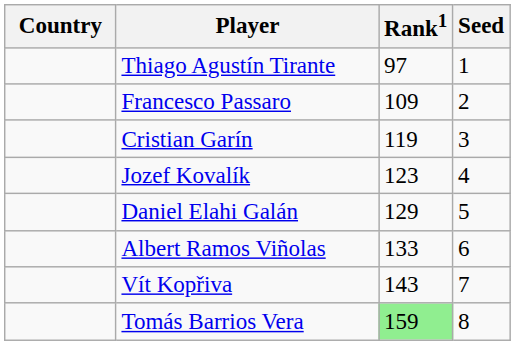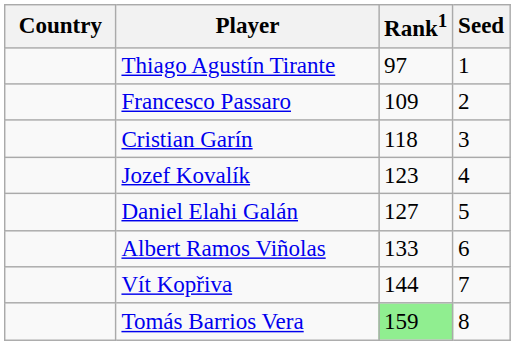(401, 138) 119 -> (401, 138) 118
(401, 211) 129 -> (401, 211) 127
(401, 284) 143 -> (401, 284) 144
